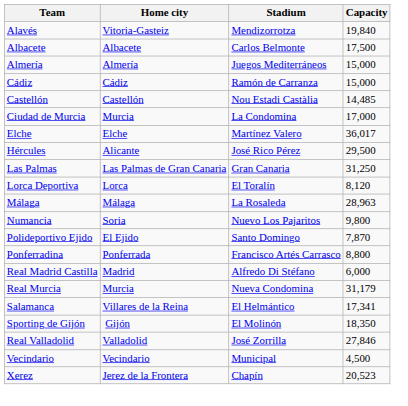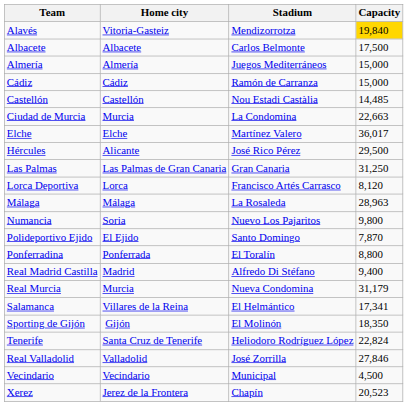(361, 30) no background -> (373, 30) gold background
(361, 116) 17,000 -> (373, 116) 22,663
(253, 185) El Toralín -> (286, 185) Francisco Artés Carrasco
(286, 254) Francisco Artés Carrasco -> (253, 254) El Toralín
(358, 271) 6,000 -> (371, 271) 9,400
+ row: (25, 340)
